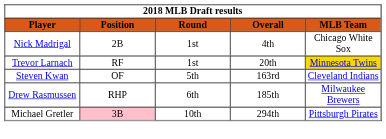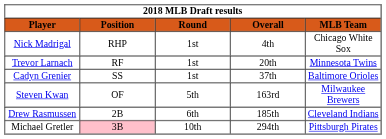(117, 43) 2B -> (117, 43) RHP
(343, 62) gold background -> (343, 62) no background
+ row: (42, 76)
(343, 76) Cleveland Indians -> (343, 95) Milwaukee Brewers
(117, 95) RHP -> (117, 113) 2B
(343, 95) Milwaukee Brewers -> (343, 113) Cleveland Indians
